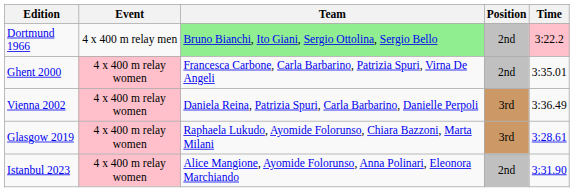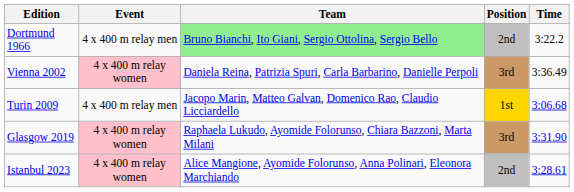(549, 40) pink background -> (549, 40) no background
- row: (34, 72)
+ row: (33, 105)
(549, 137) 3:28.61 -> (549, 137) 3:31.90
(549, 170) 3:31.90 -> (549, 170) 3:28.61
